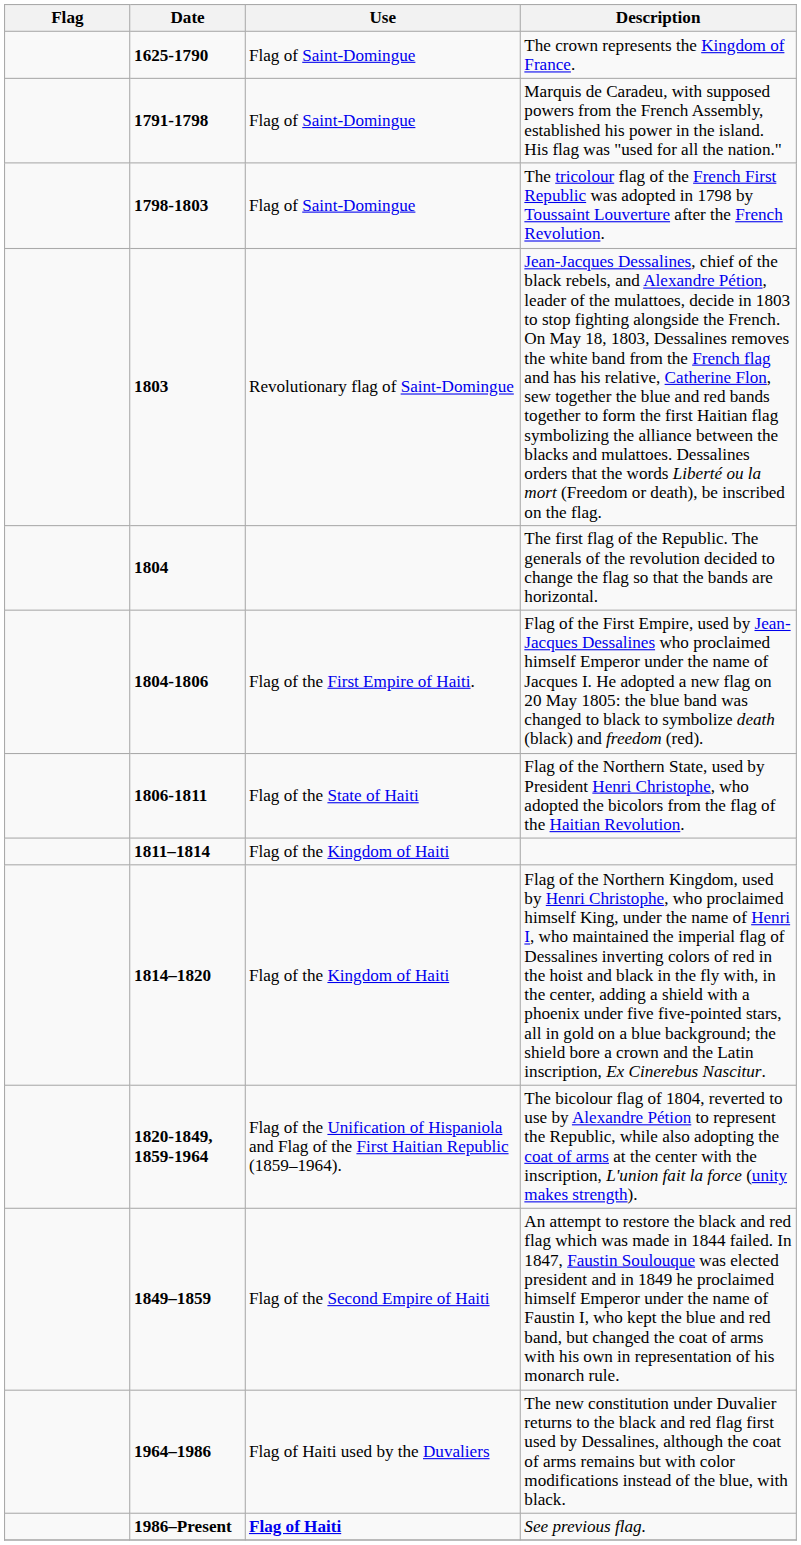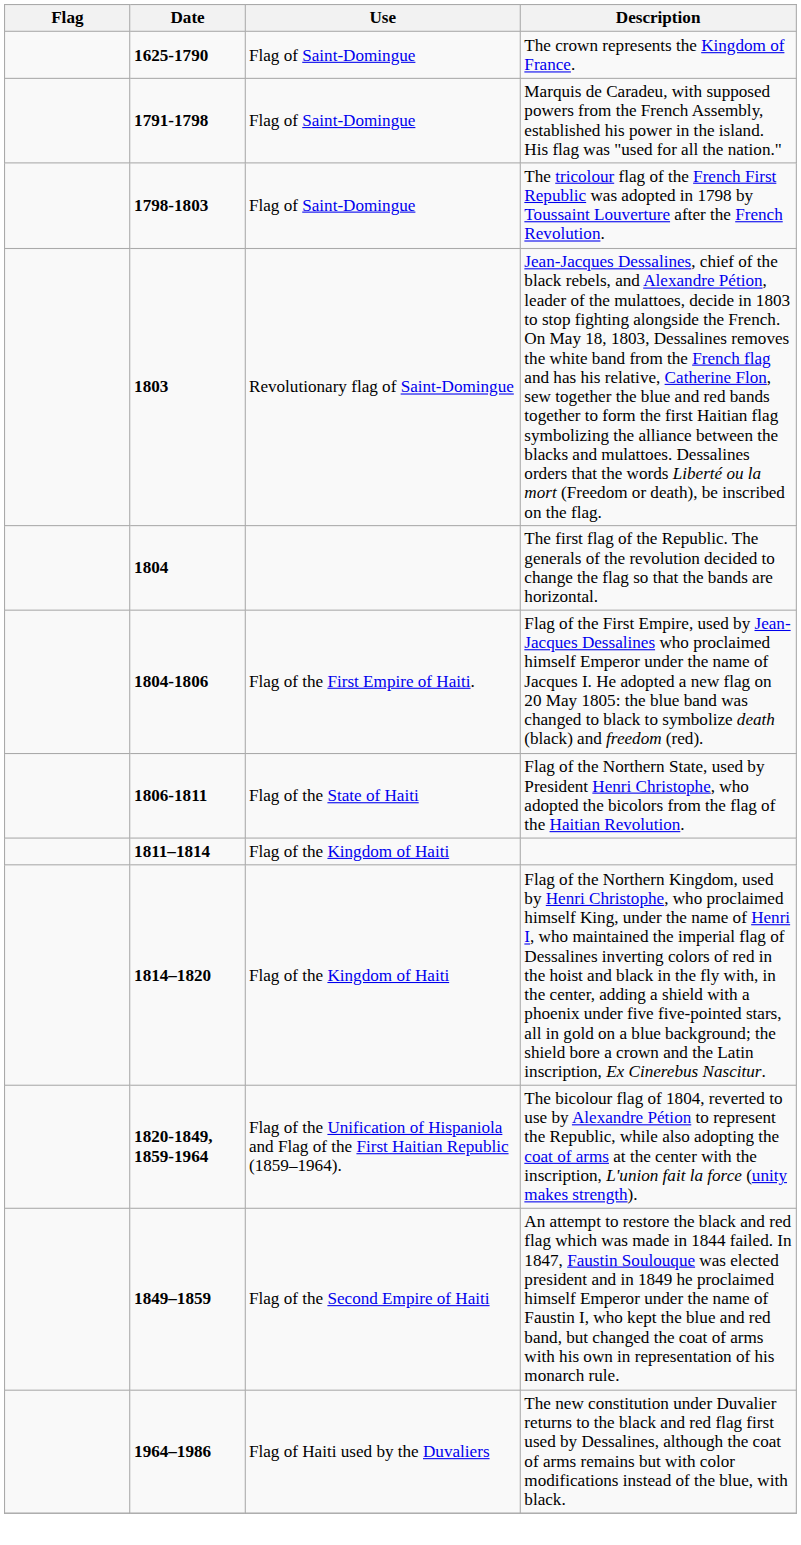- row: (183, 1526)
